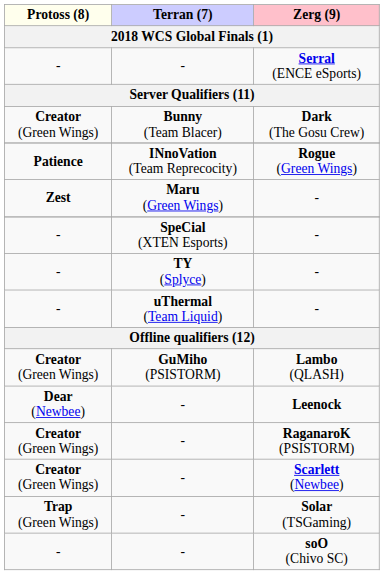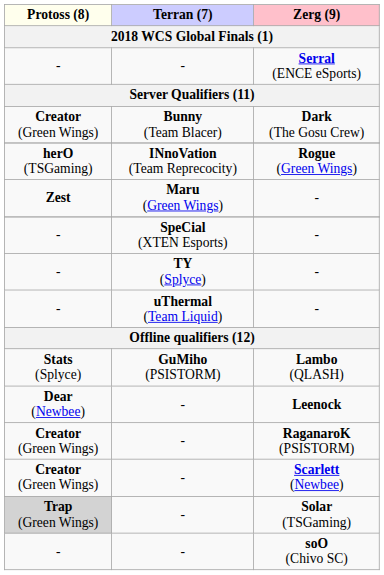(58, 161) Patience -> (58, 161) herO (TSGaming)
(58, 367) Creator (Green Wings) -> (58, 367) Stats (Splyce)
(58, 514) no background -> (58, 514) lightgrey background
